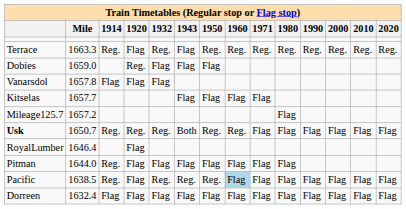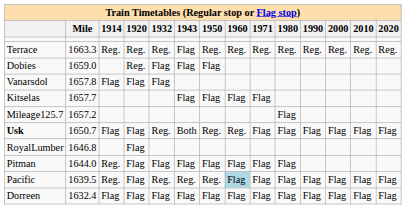(135, 49) Flag -> (136, 49) Reg.
(111, 131) Reg. -> (110, 131) Flag
(136, 131) Reg. -> (135, 131) Flag
(82, 147) 1646.4 -> (82, 147) 1646.8
(82, 179) 1638.5 -> (82, 179) 1639.5
